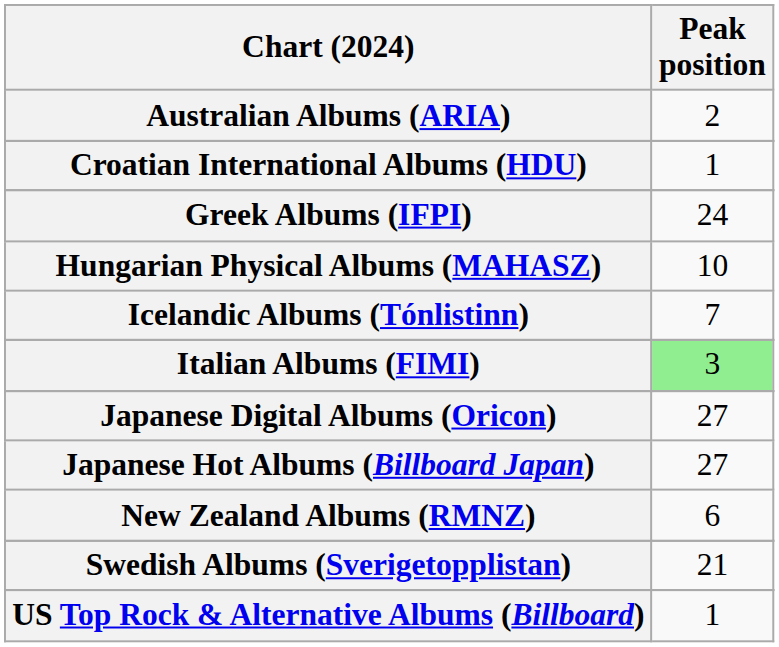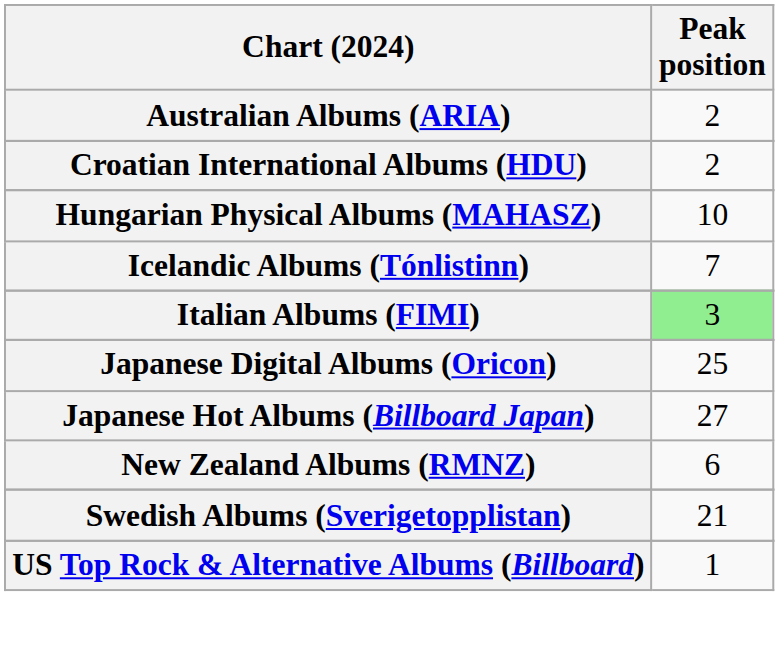(712, 164) 1 -> (712, 164) 2
- row: (328, 214)
(712, 414) 27 -> (712, 364) 25
